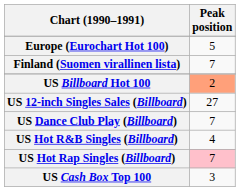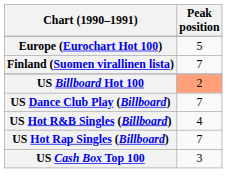- row: (97, 102)
(212, 158) pink background -> (199, 139) no background
